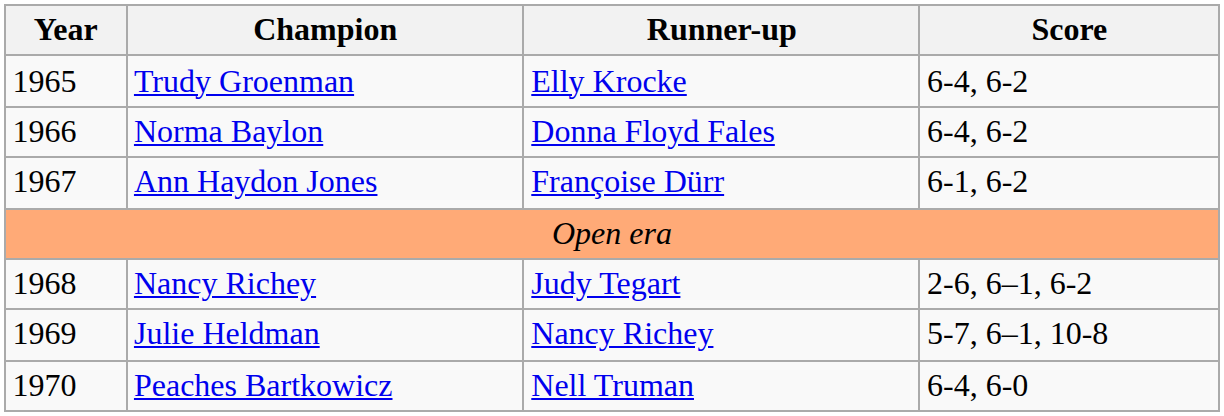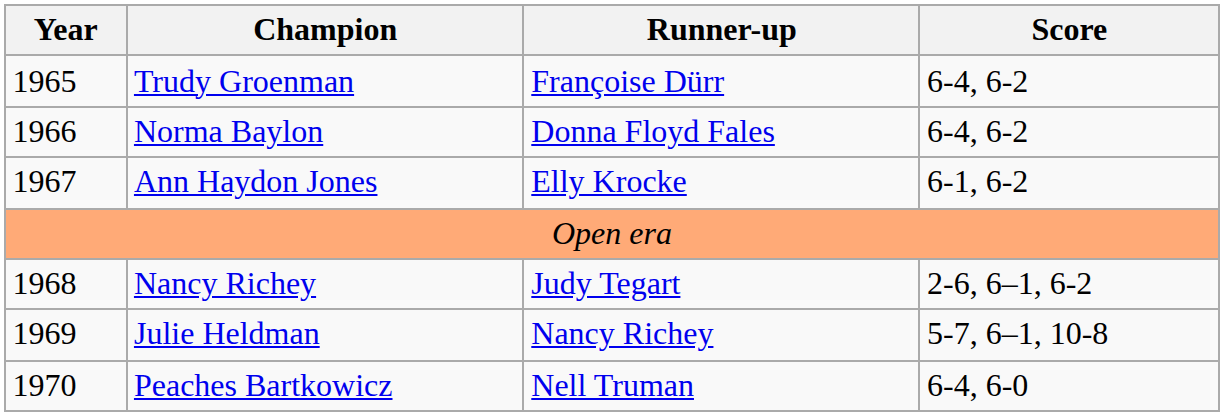(609, 80) Elly Krocke -> (628, 80) Françoise Dürr
(628, 182) Françoise Dürr -> (609, 182) Elly Krocke
